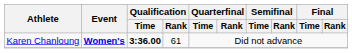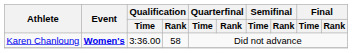(145, 41) bold -> (145, 41) normal
(176, 41) 61 -> (176, 41) 58
